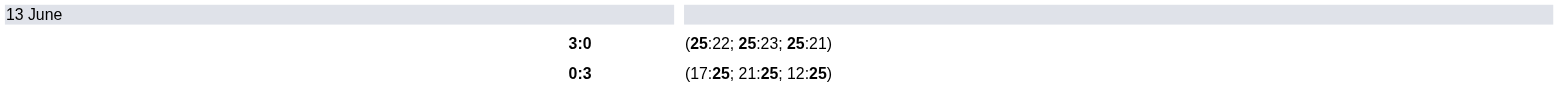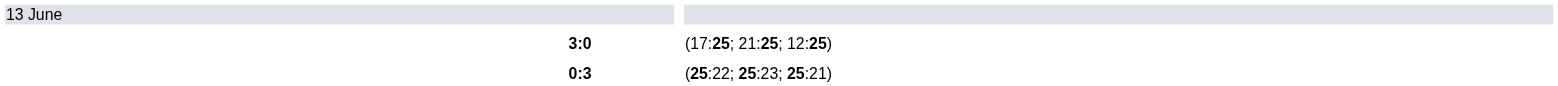(758, 44) (25:22; 25:23; 25:21) -> (758, 44) (17:25; 21:25; 12:25)
(758, 74) (17:25; 21:25; 12:25) -> (758, 74) (25:22; 25:23; 25:21)
